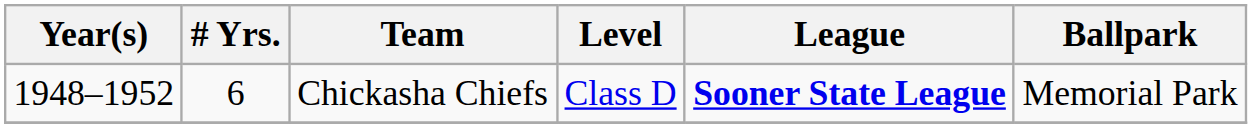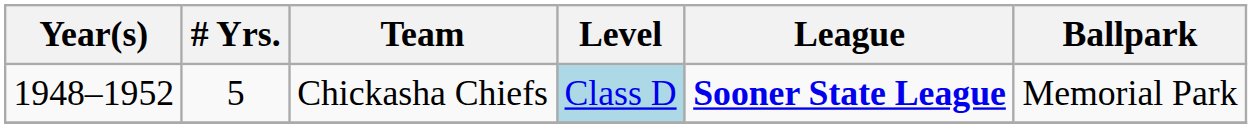(236, 93) 6 -> (236, 93) 5
(621, 93) no background -> (621, 93) lightblue background
